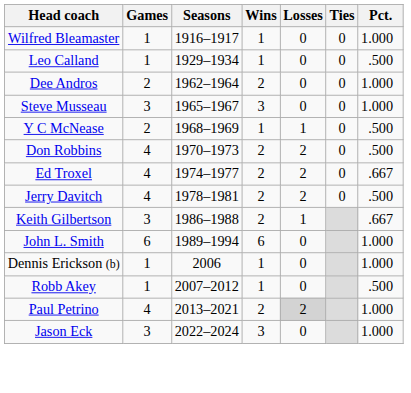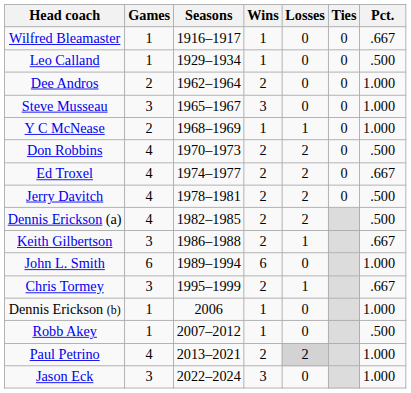(381, 38) 1.000 -> (383, 38) .667
(381, 128) .500 -> (383, 128) 1.000
+ row: (65, 219)
+ row: (65, 286)
